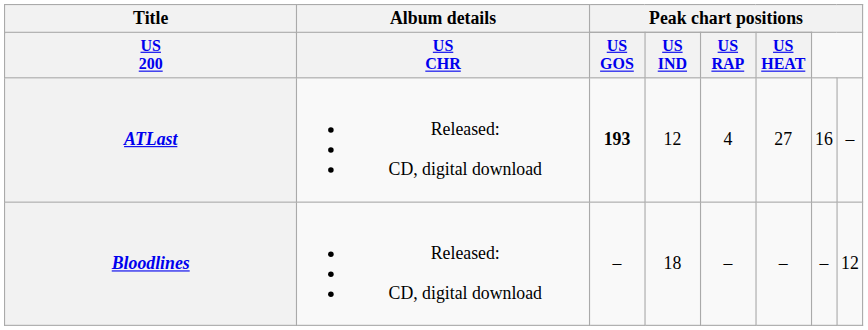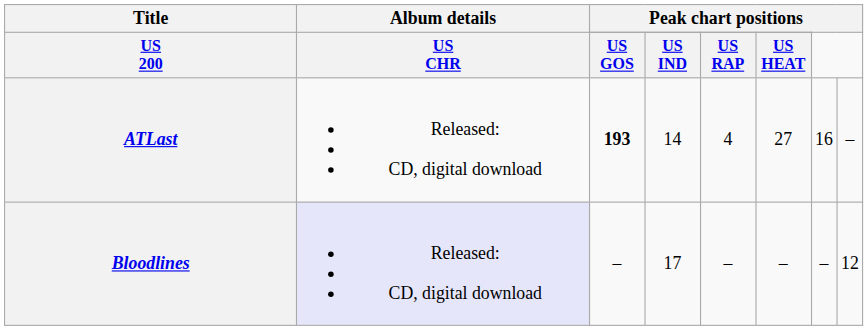(672, 139) 12 -> (672, 139) 14
(443, 273) no background -> (443, 273) lavender background
(672, 263) 18 -> (672, 263) 17
